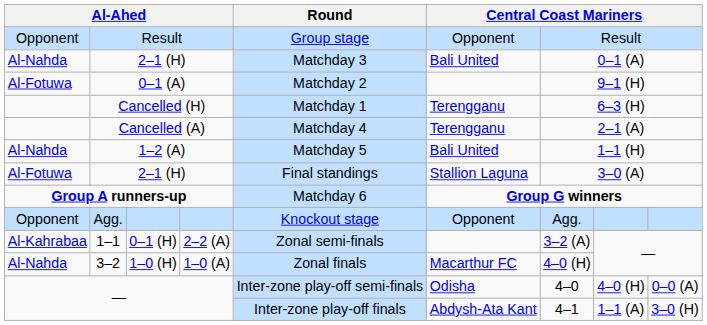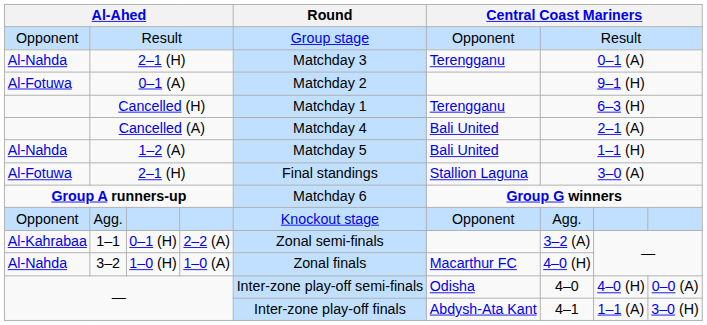(464, 60) Bali United -> (467, 60) Terengganu
(467, 128) Terengganu -> (464, 128) Bali United
